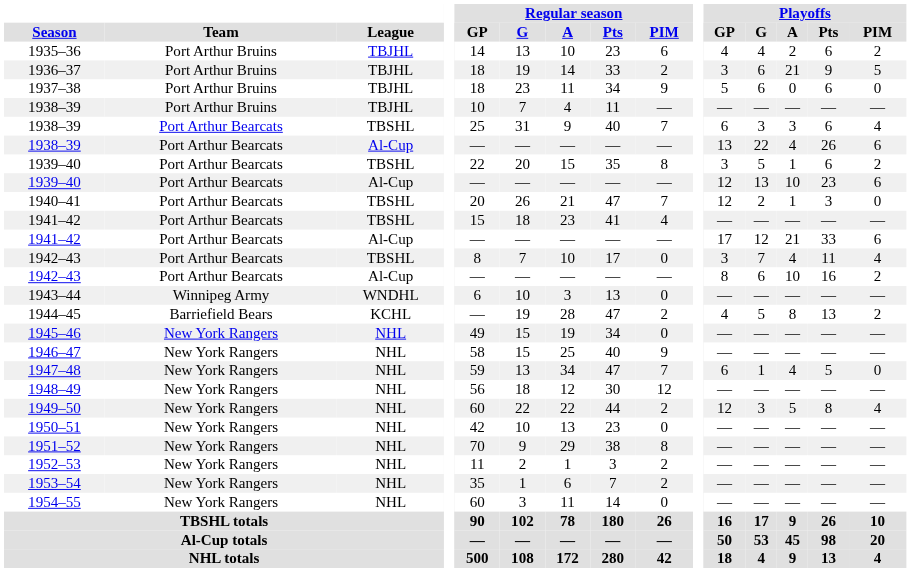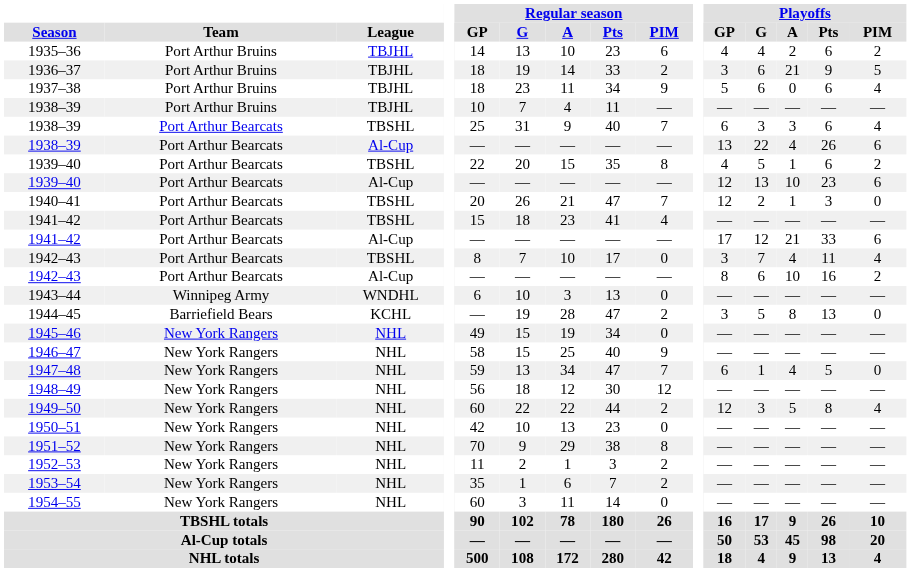(878, 88) 0 -> (878, 88) 4
(724, 163) 3 -> (724, 163) 4
(724, 314) 4 -> (724, 314) 3
(878, 314) 2 -> (878, 314) 0
